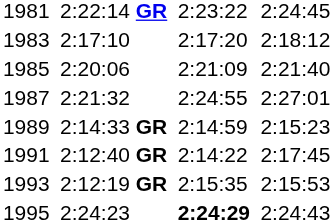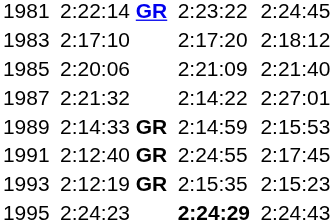(213, 98) 2:24:55 -> (213, 98) 2:14:22
(295, 126) 2:15:23 -> (295, 126) 2:15:53
(213, 155) 2:14:22 -> (213, 155) 2:24:55
(295, 184) 2:15:53 -> (295, 184) 2:15:23
